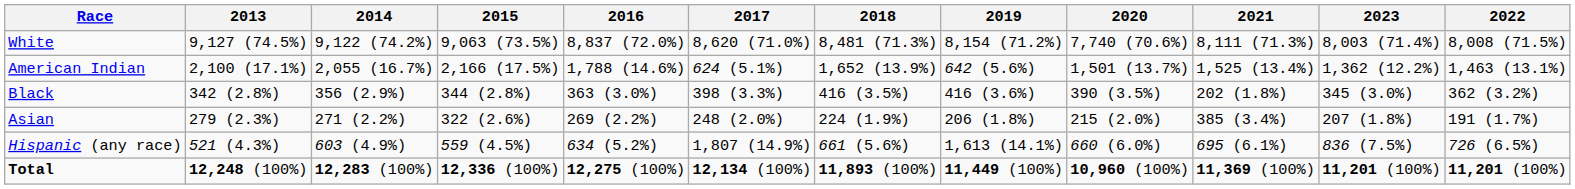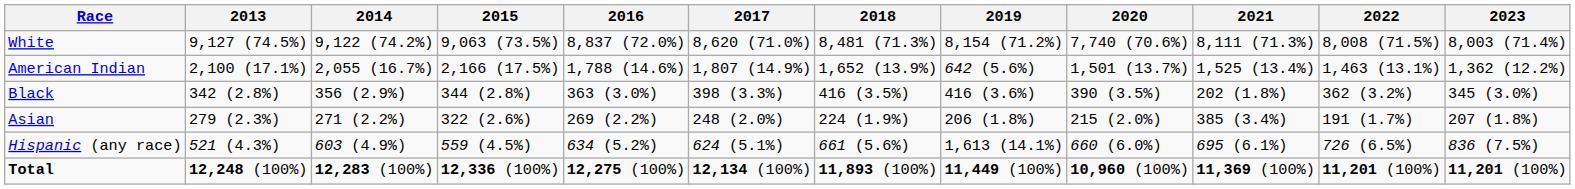columns swapped: (1507, 17) <-> (1381, 17)
(738, 68) 624 (5.1%) -> (752, 68) 1,807 (14.9%)
(752, 145) 1,807 (14.9%) -> (738, 145) 624 (5.1%)
